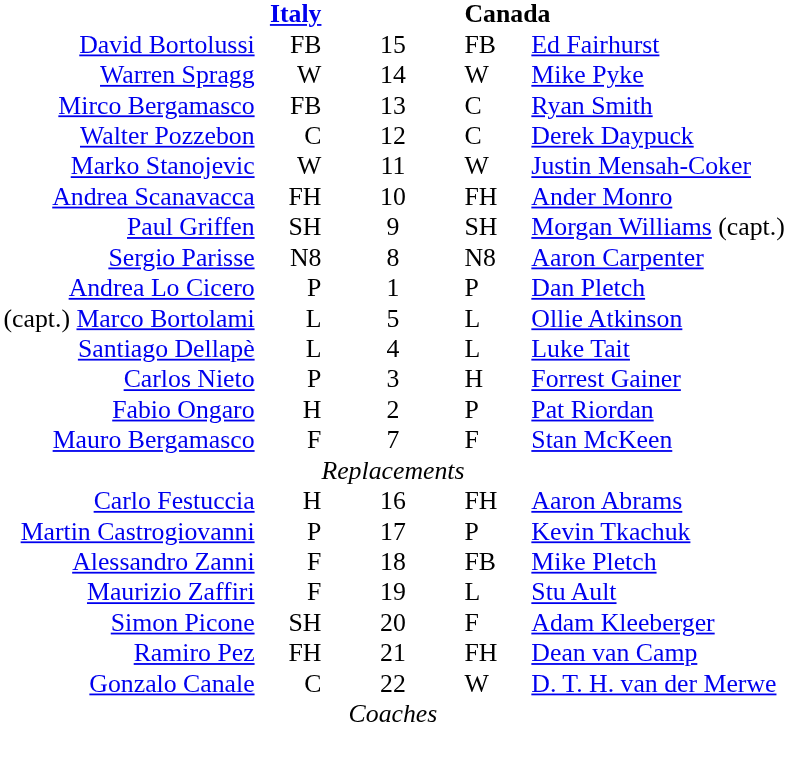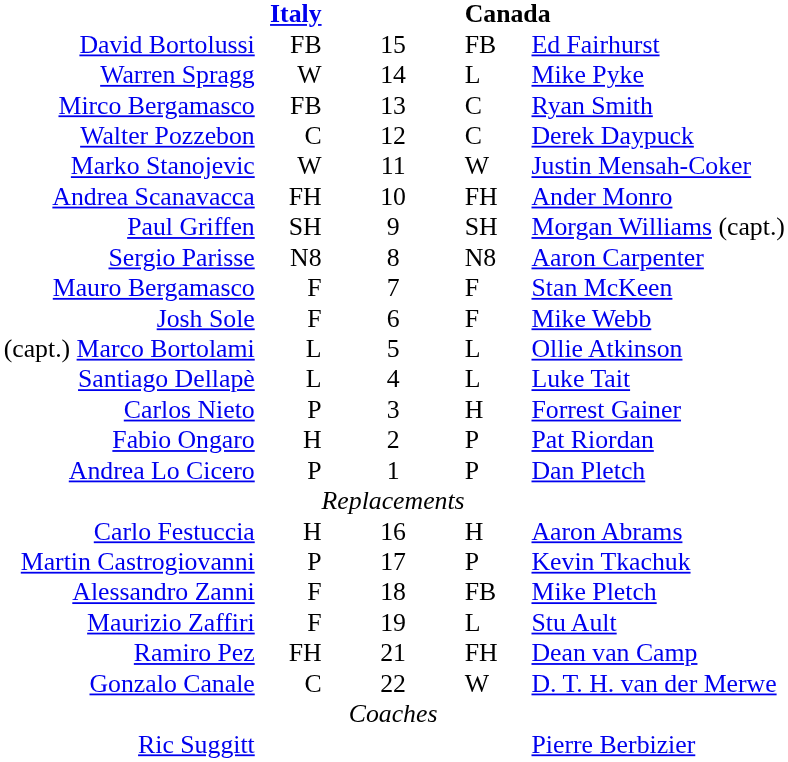(477, 74) W -> (473, 74) L
rows swapped: (154, 439) <-> (162, 287)
+ row: (206, 318)
(481, 500) FH -> (474, 531) H
- row: (183, 622)
+ row: (196, 744)
